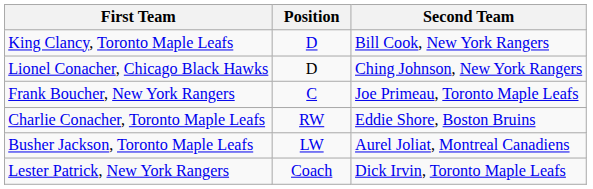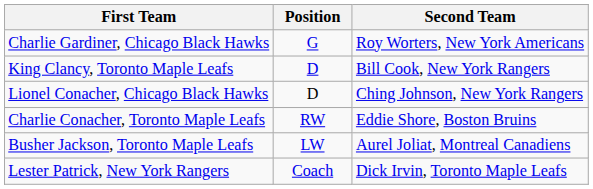+ row: (139, 42)
- row: (121, 94)
